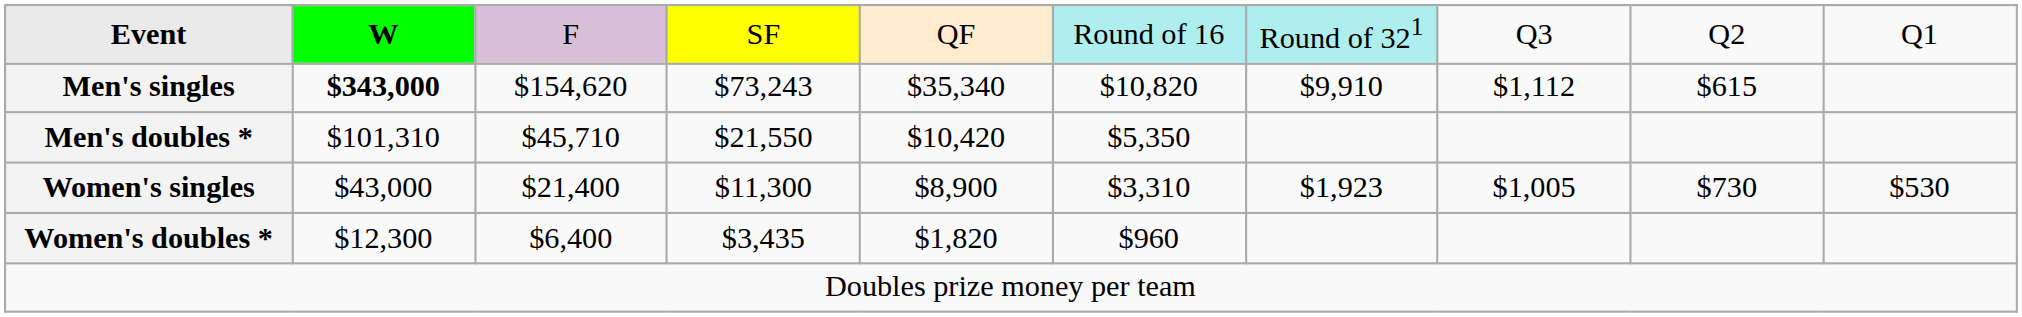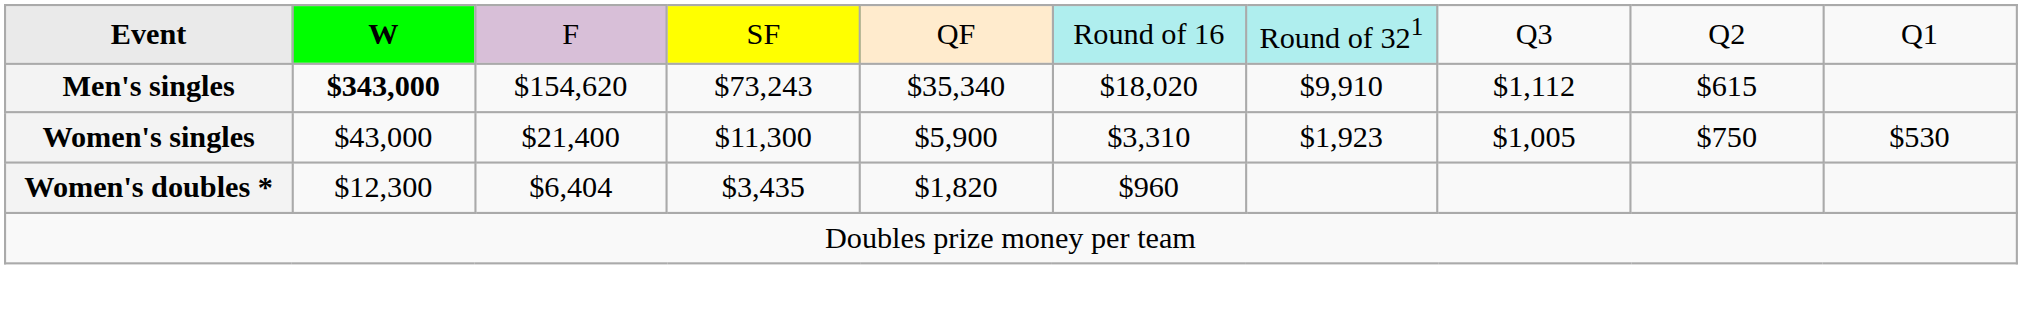(1149, 87) $10,820 -> (1149, 87) $18,020
- row: (149, 137)
(956, 187) $8,900 -> (956, 137) $5,900
(1727, 187) $730 -> (1727, 137) $750
(571, 237) $6,400 -> (571, 187) $6,404
